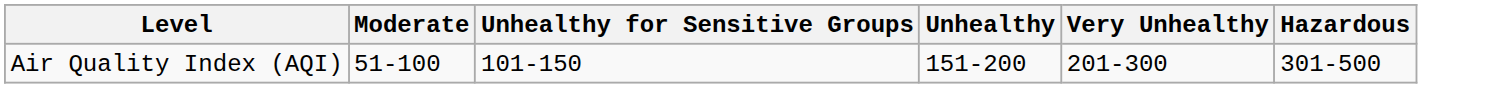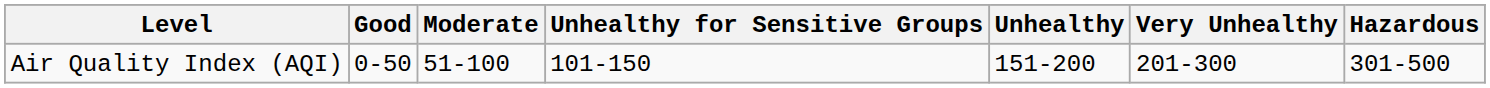+ column: (383, 25)
